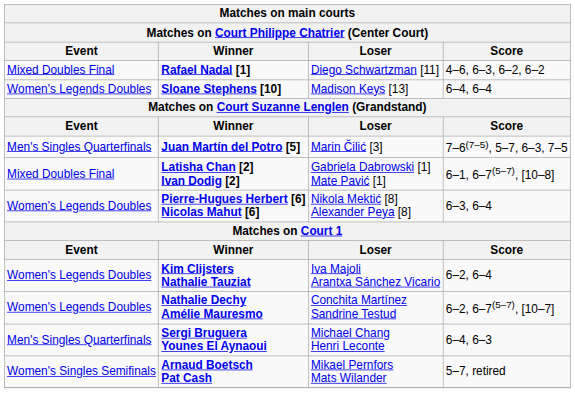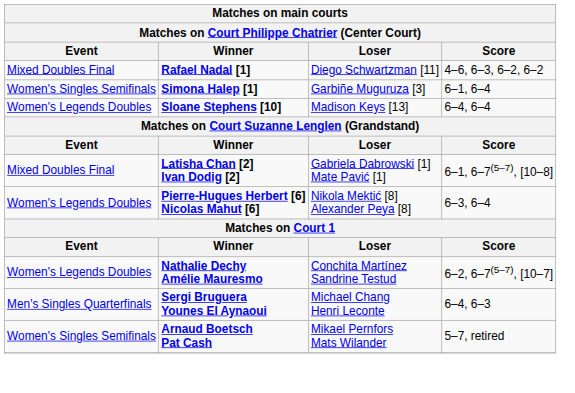+ row: (209, 88)
- row: (231, 146)
- row: (206, 275)
